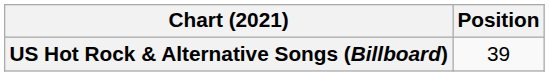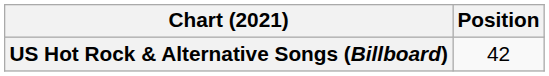(498, 53) 39 -> (498, 53) 42
